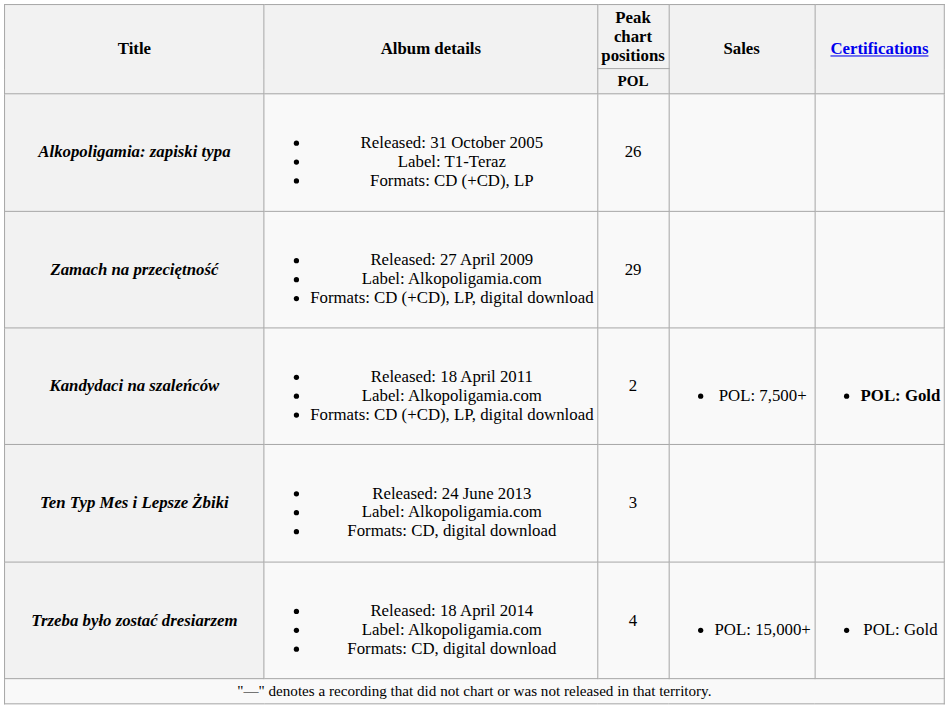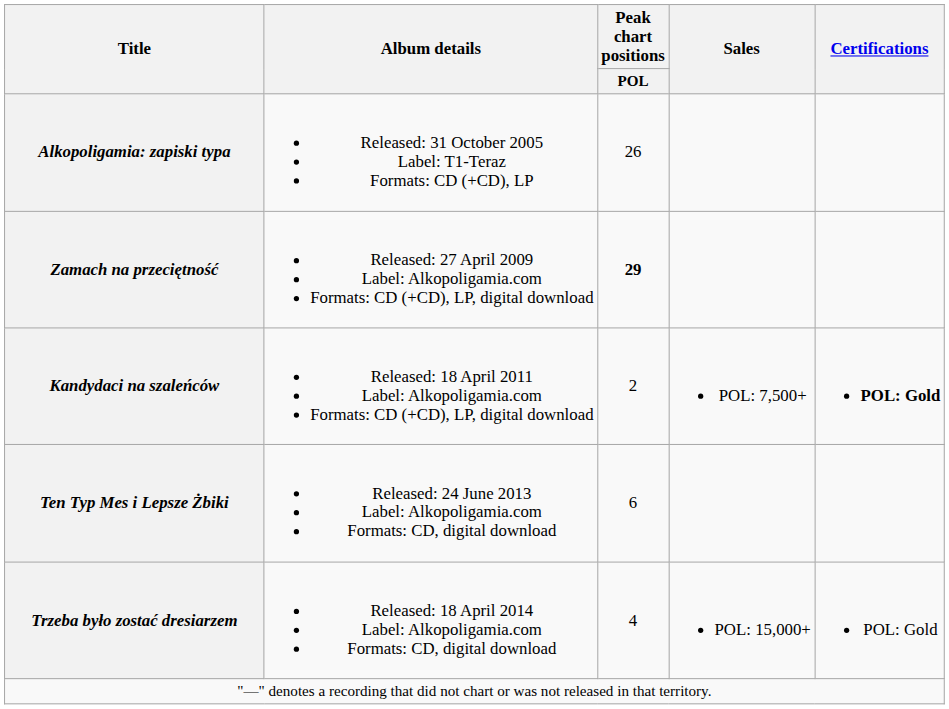(633, 269) normal -> (633, 269) bold
(633, 503) 3 -> (633, 503) 6
